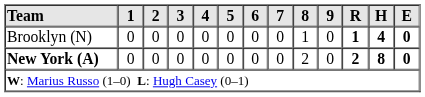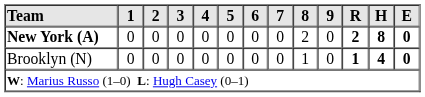rows swapped: (53, 58) <-> (49, 37)
